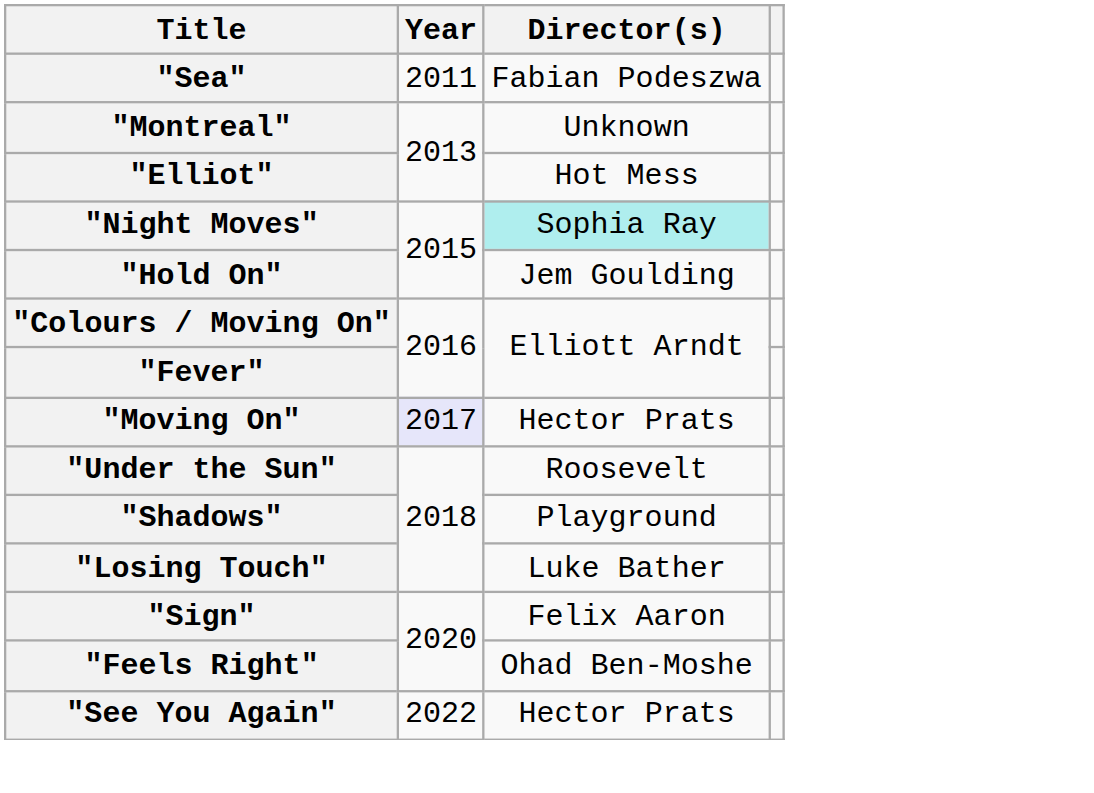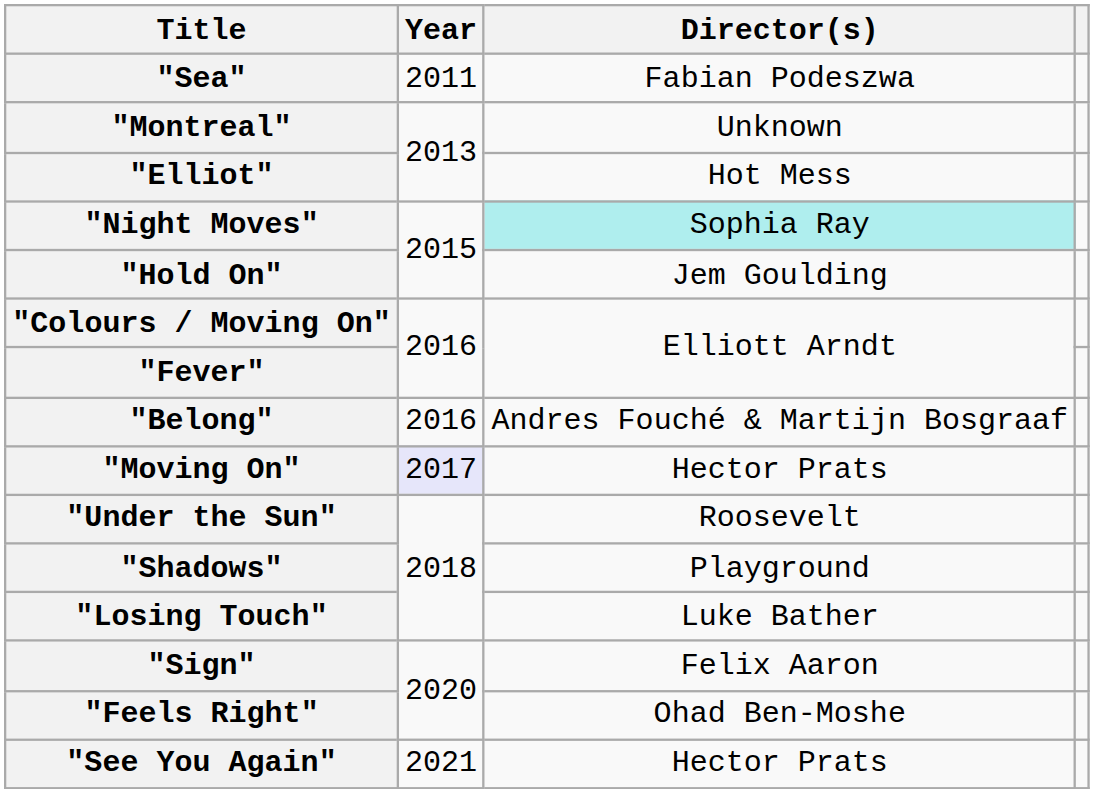+ row: (202, 421)
(441, 715) 2022 -> (441, 764) 2021
